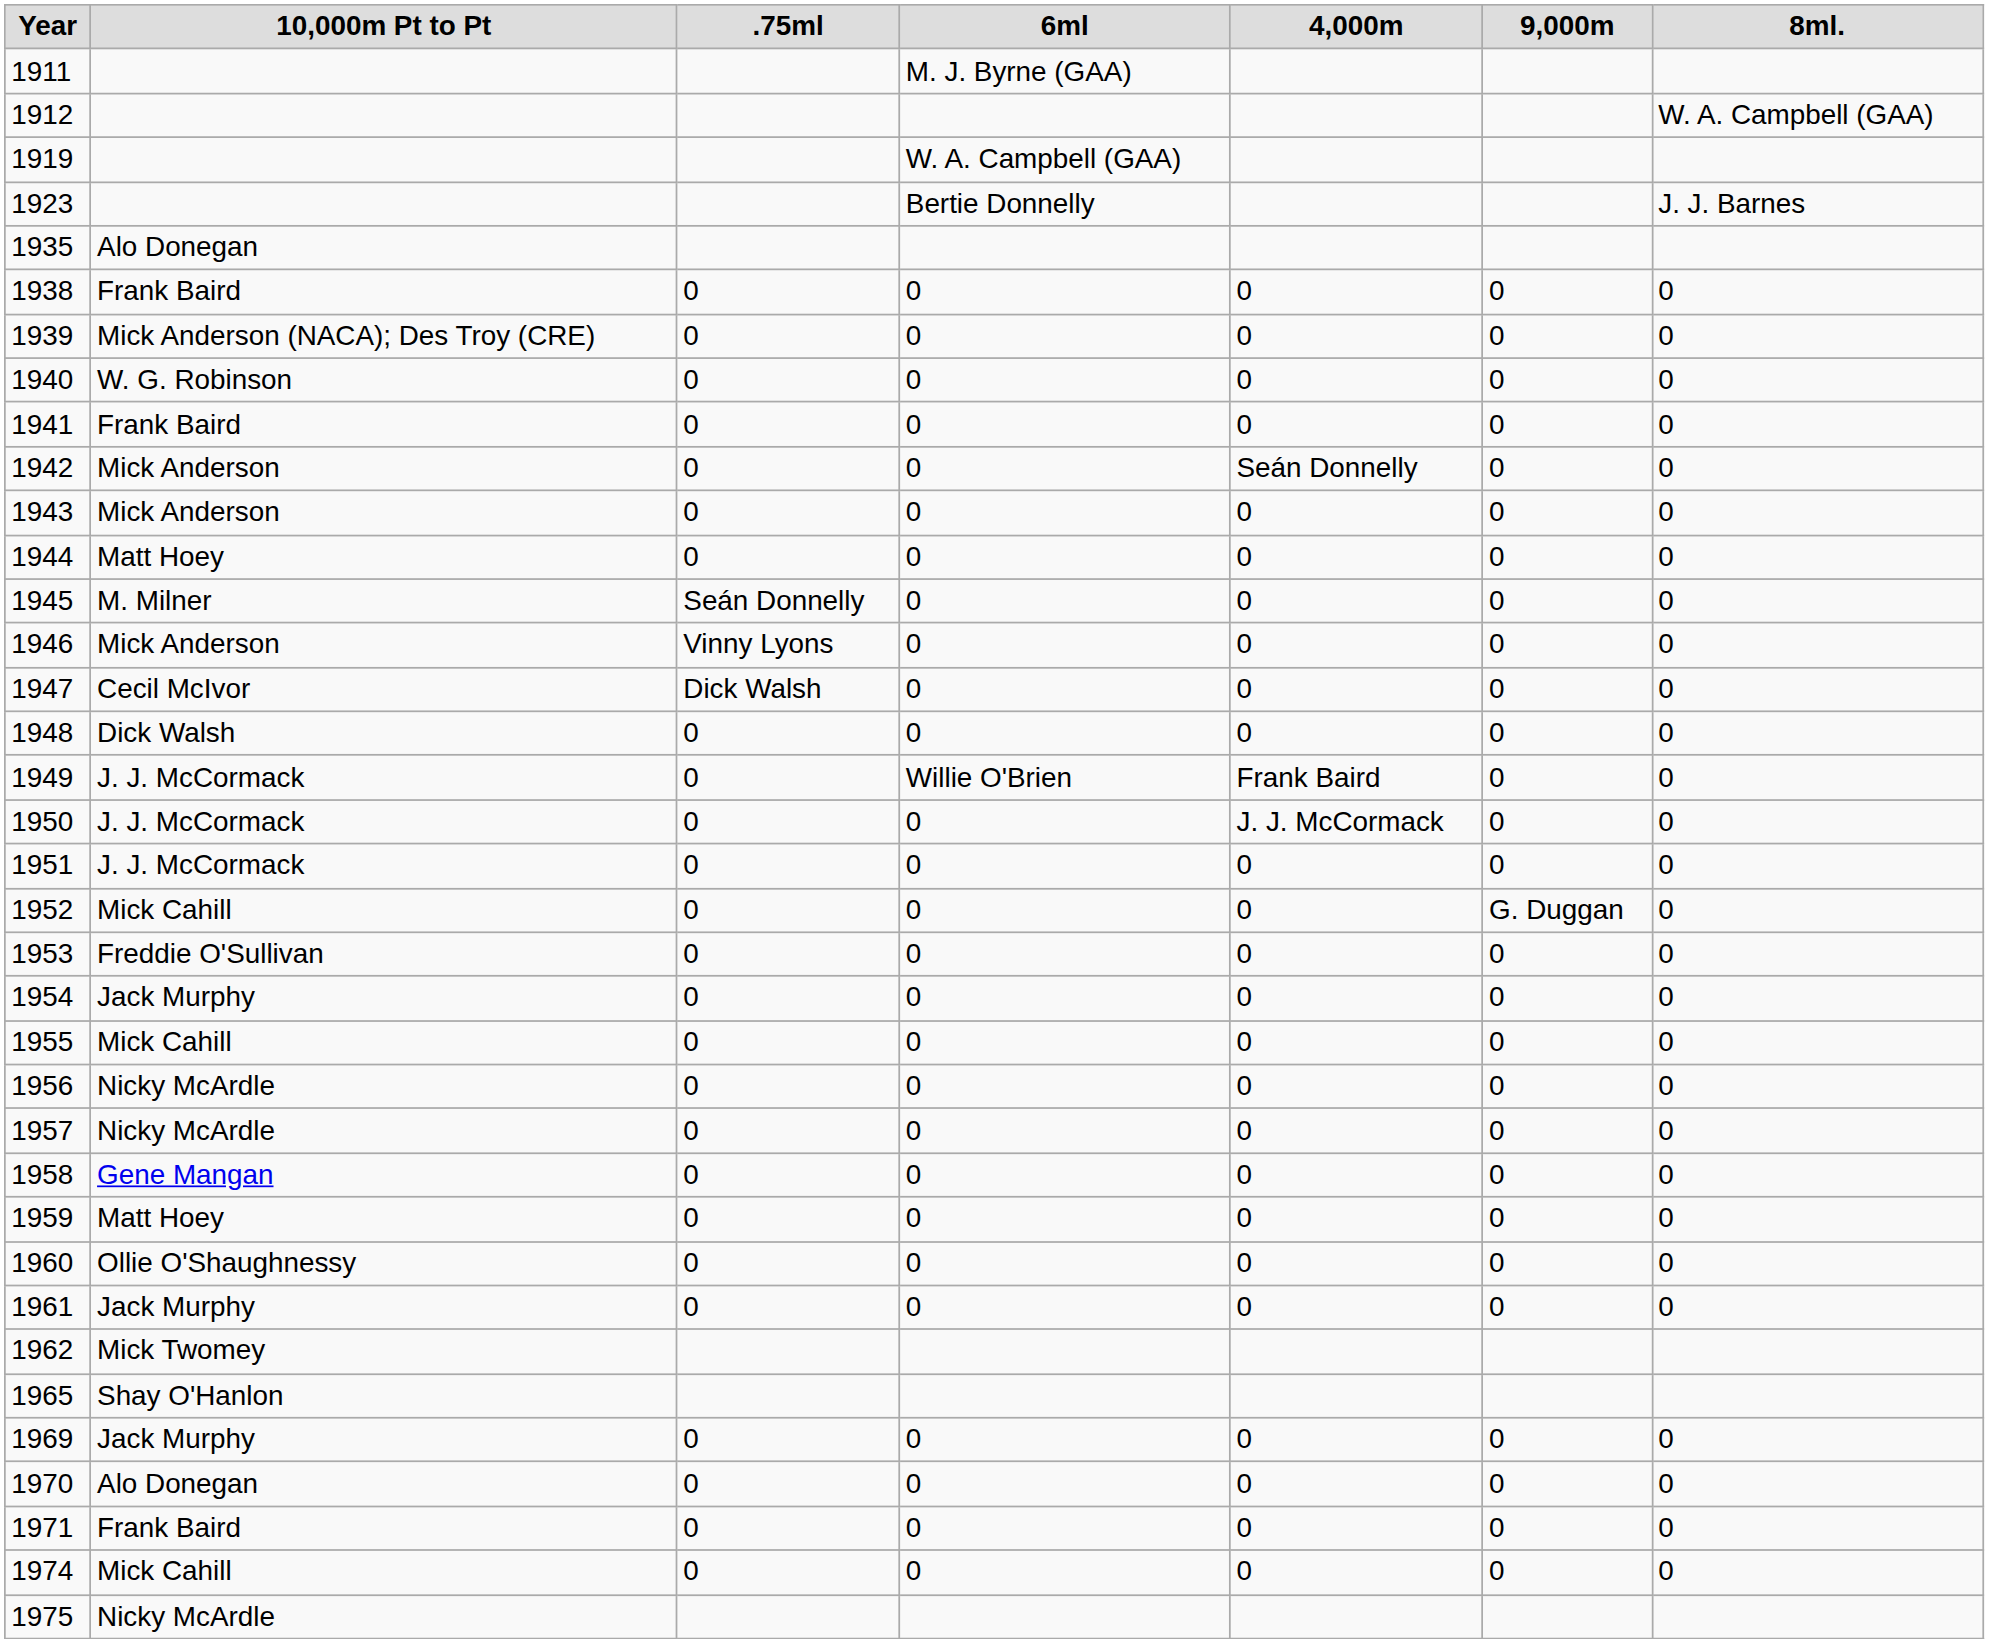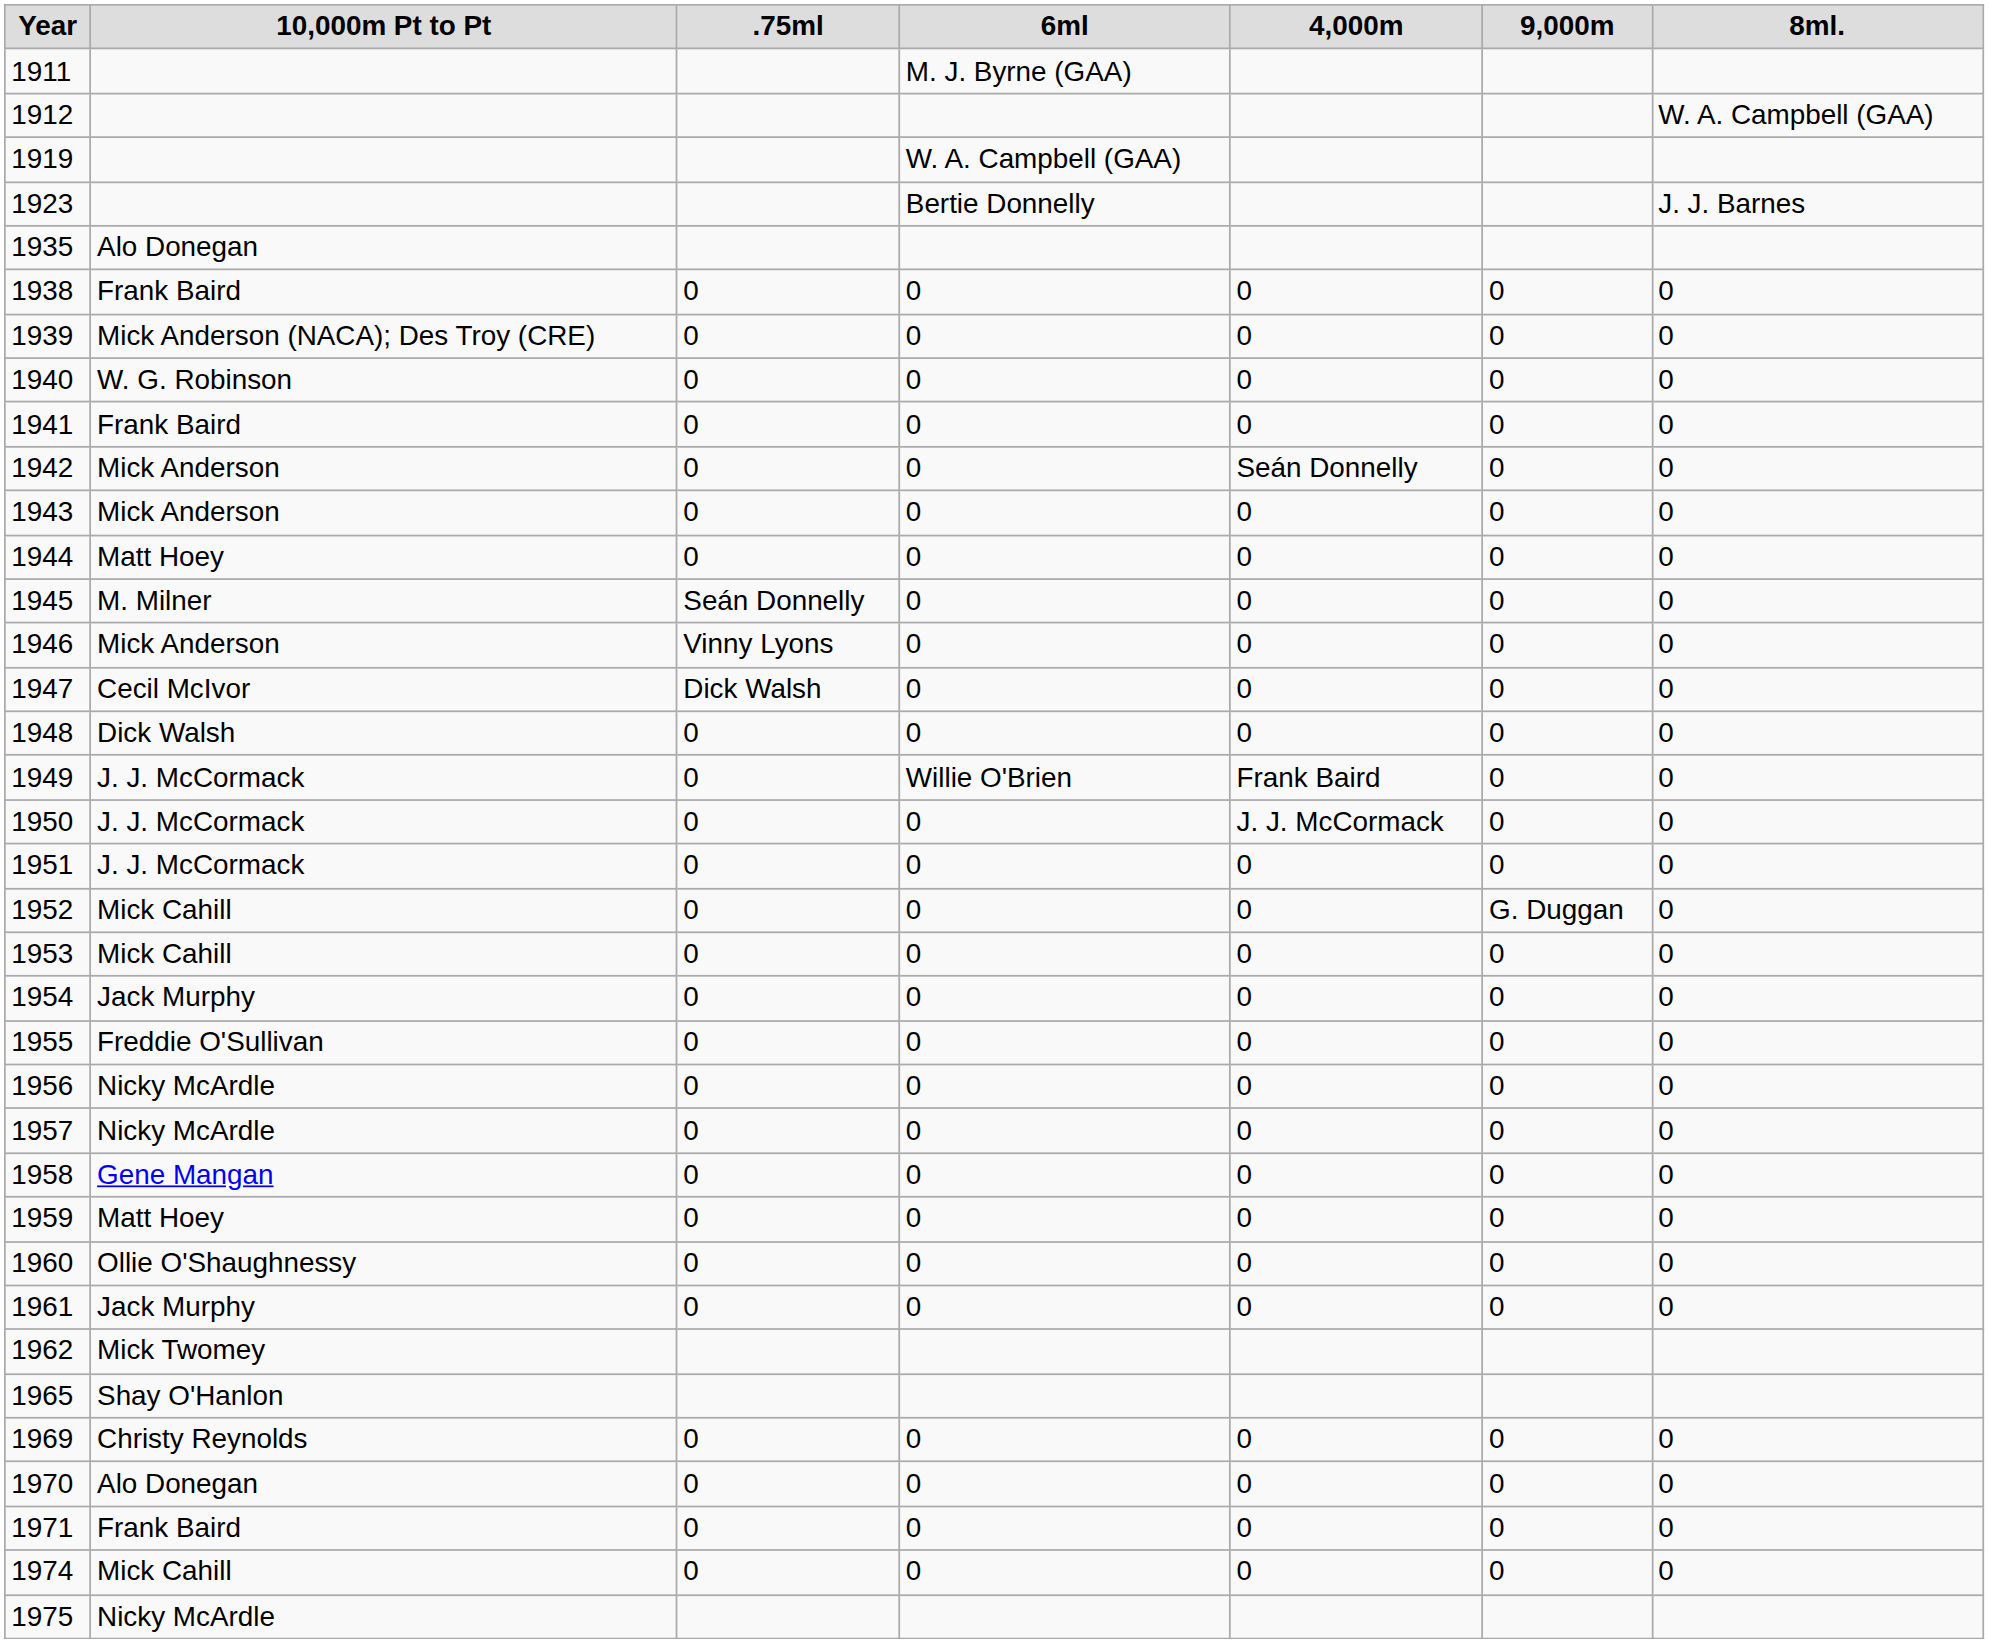(210, 953) Freddie O'Sullivan -> (164, 953) Mick Cahill
(164, 1042) Mick Cahill -> (210, 1042) Freddie O'Sullivan
(176, 1439) Jack Murphy -> (202, 1439) Christy Reynolds
